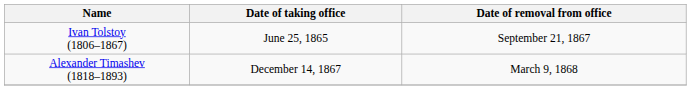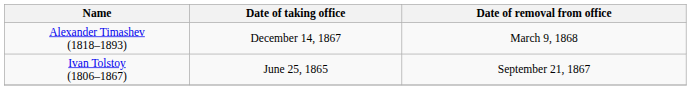rows swapped: (97, 38) <-> (97, 69)
